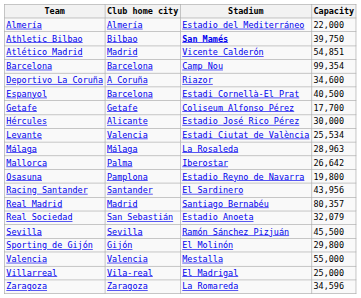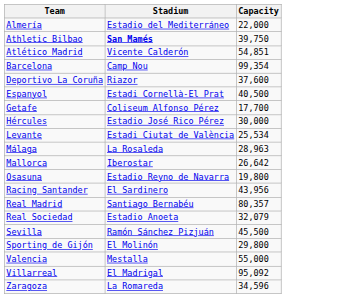- column: (143, 11)
(329, 80) 34,600 -> (253, 80) 37,600
(329, 273) 25,000 -> (253, 273) 95,092
